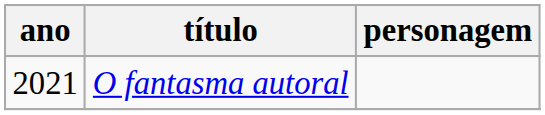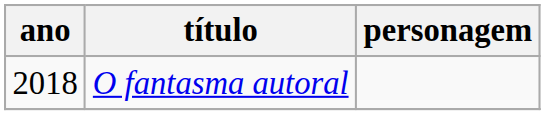(45, 82) 2021 -> (45, 82) 2018
